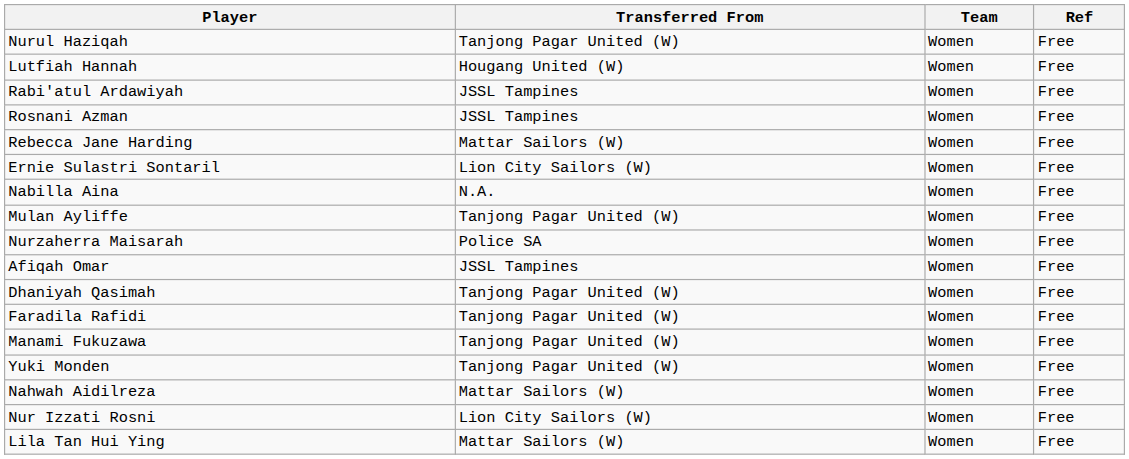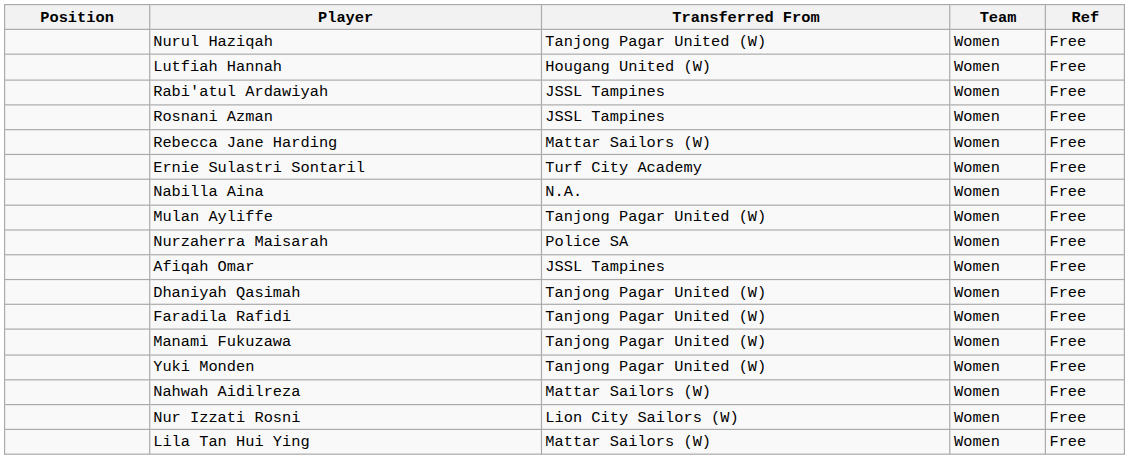+ column: (77, 17)
(555, 167) Lion City Sailors (W) -> (624, 167) Turf City Academy
